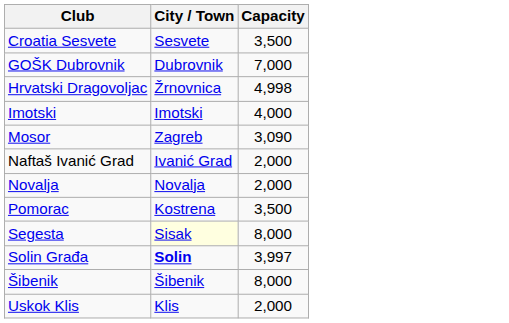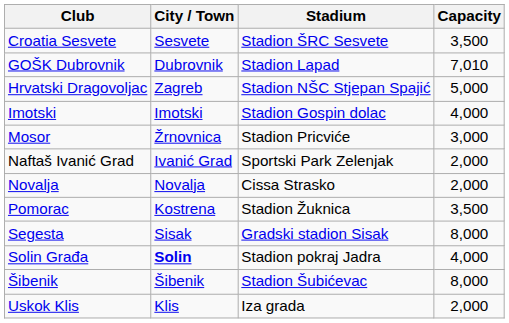+ column: (336, 16)
(273, 64) 7,000 -> (469, 64) 7,010
(188, 88) Žrnovnica -> (178, 88) Zagreb
(273, 88) 4,998 -> (469, 88) 5,000
(178, 137) Zagreb -> (188, 137) Žrnovnica
(273, 137) 3,090 -> (469, 137) 3,000
(173, 233) lightyellow background -> (173, 233) no background
(273, 257) 3,997 -> (469, 257) 4,000
